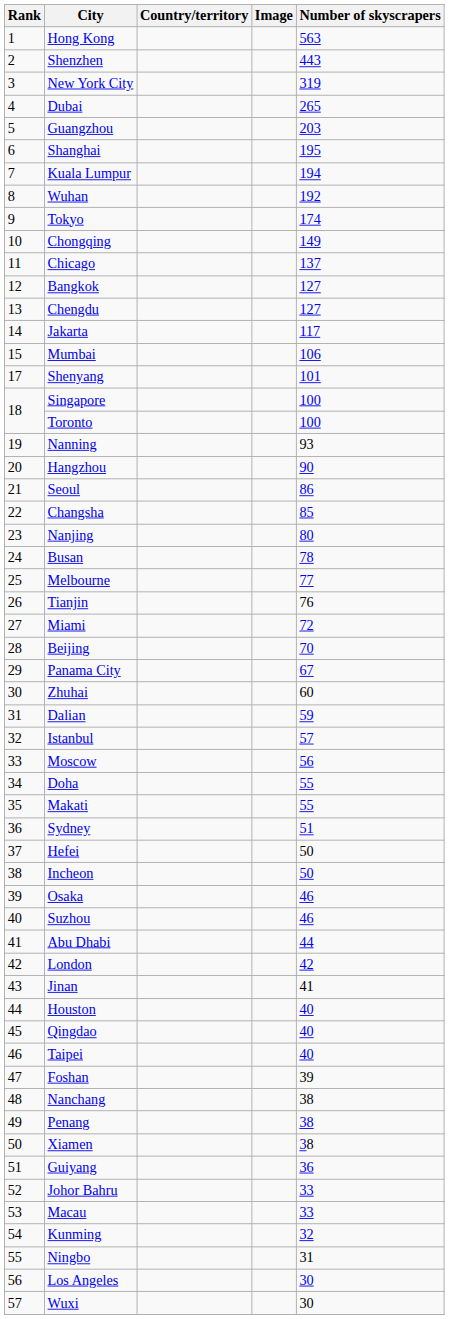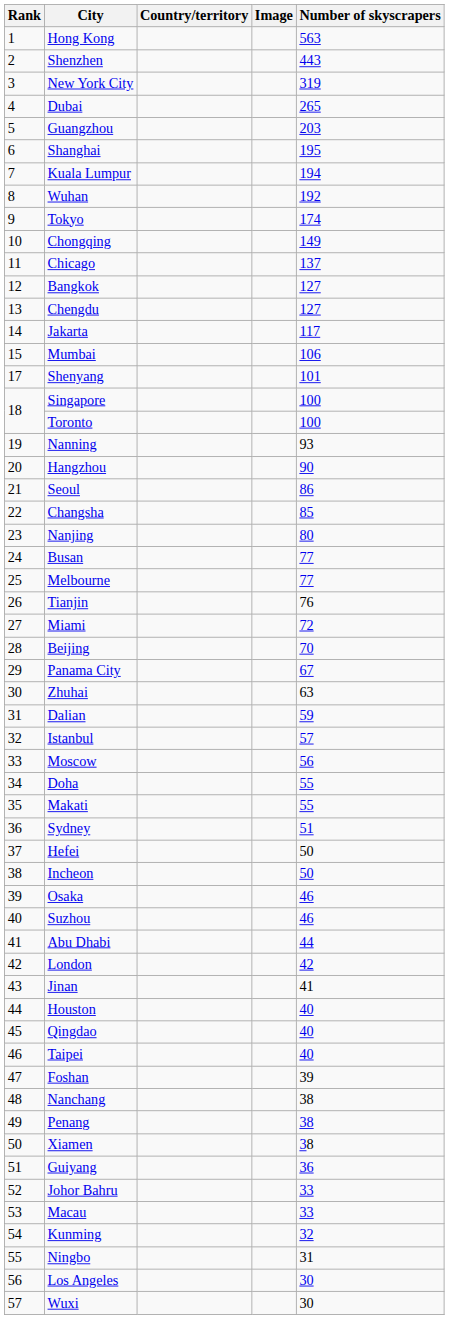(307, 557) 78 -> (307, 557) 77
(307, 693) 60 -> (307, 693) 63
